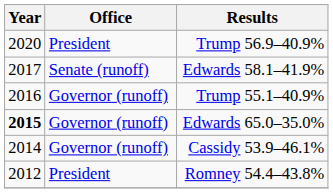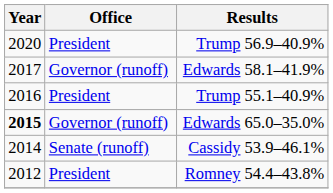(99, 69) Senate (runoff) -> (108, 69) Governor (runoff)
(108, 95) Governor (runoff) -> (80, 95) President
(108, 148) Governor (runoff) -> (99, 148) Senate (runoff)
